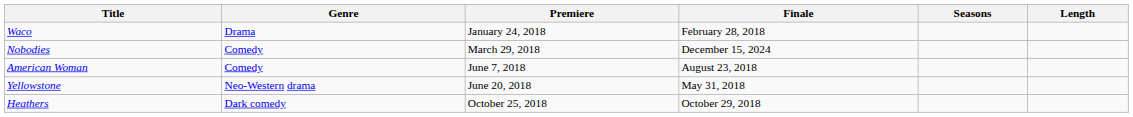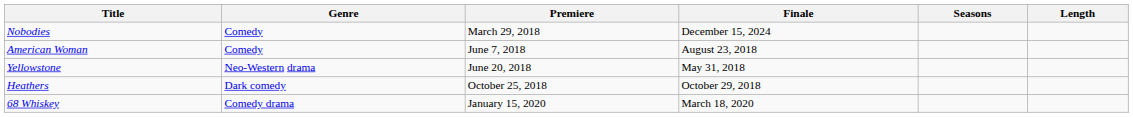- row: (19, 31)
+ row: (33, 103)
